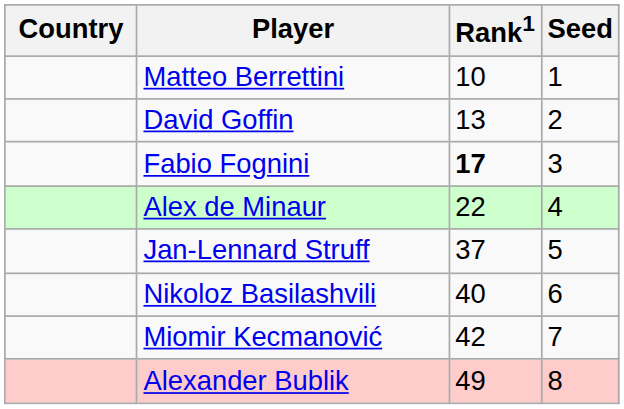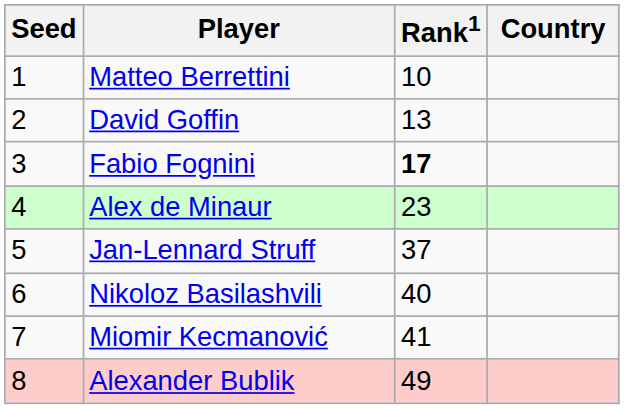columns swapped: (71, 29) <-> (580, 29)
(471, 207) 22 -> (416, 207) 23
(471, 337) 42 -> (416, 337) 41
